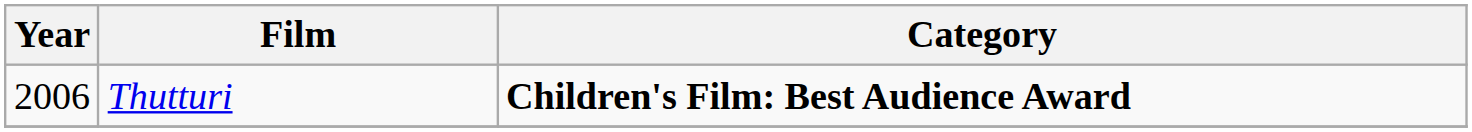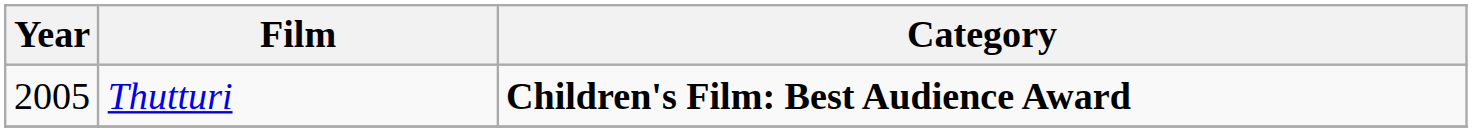(52, 95) 2006 -> (52, 95) 2005
